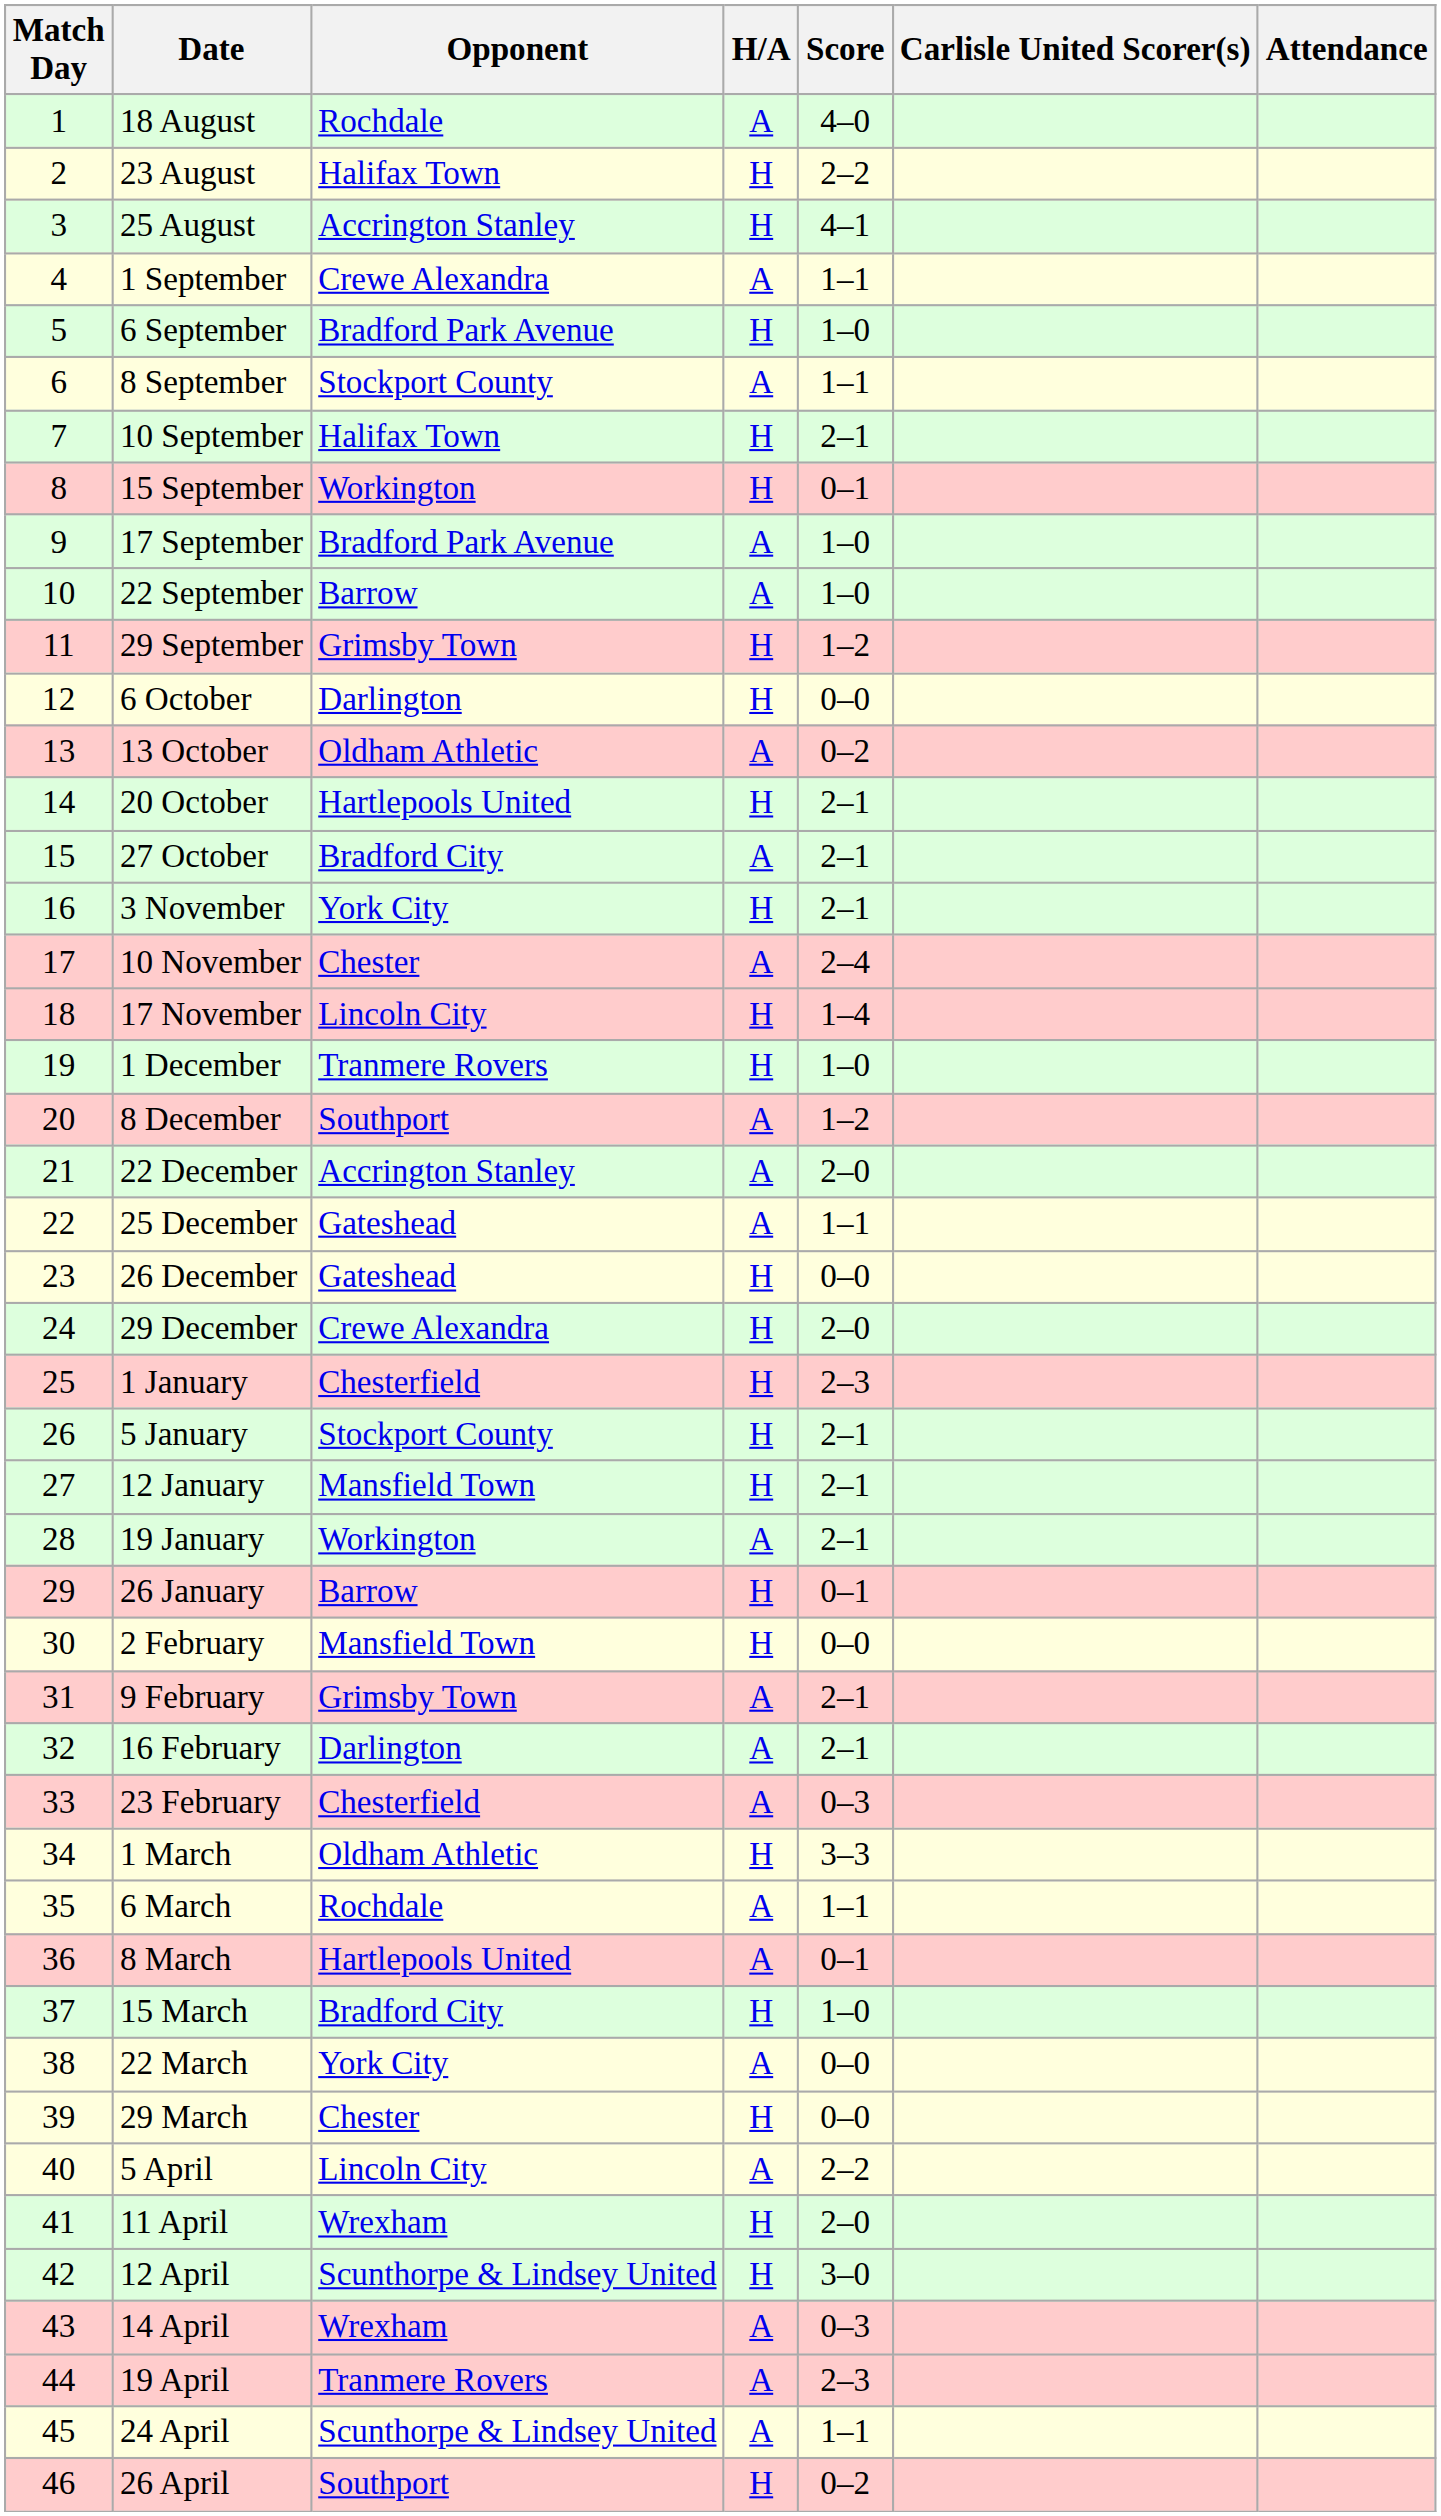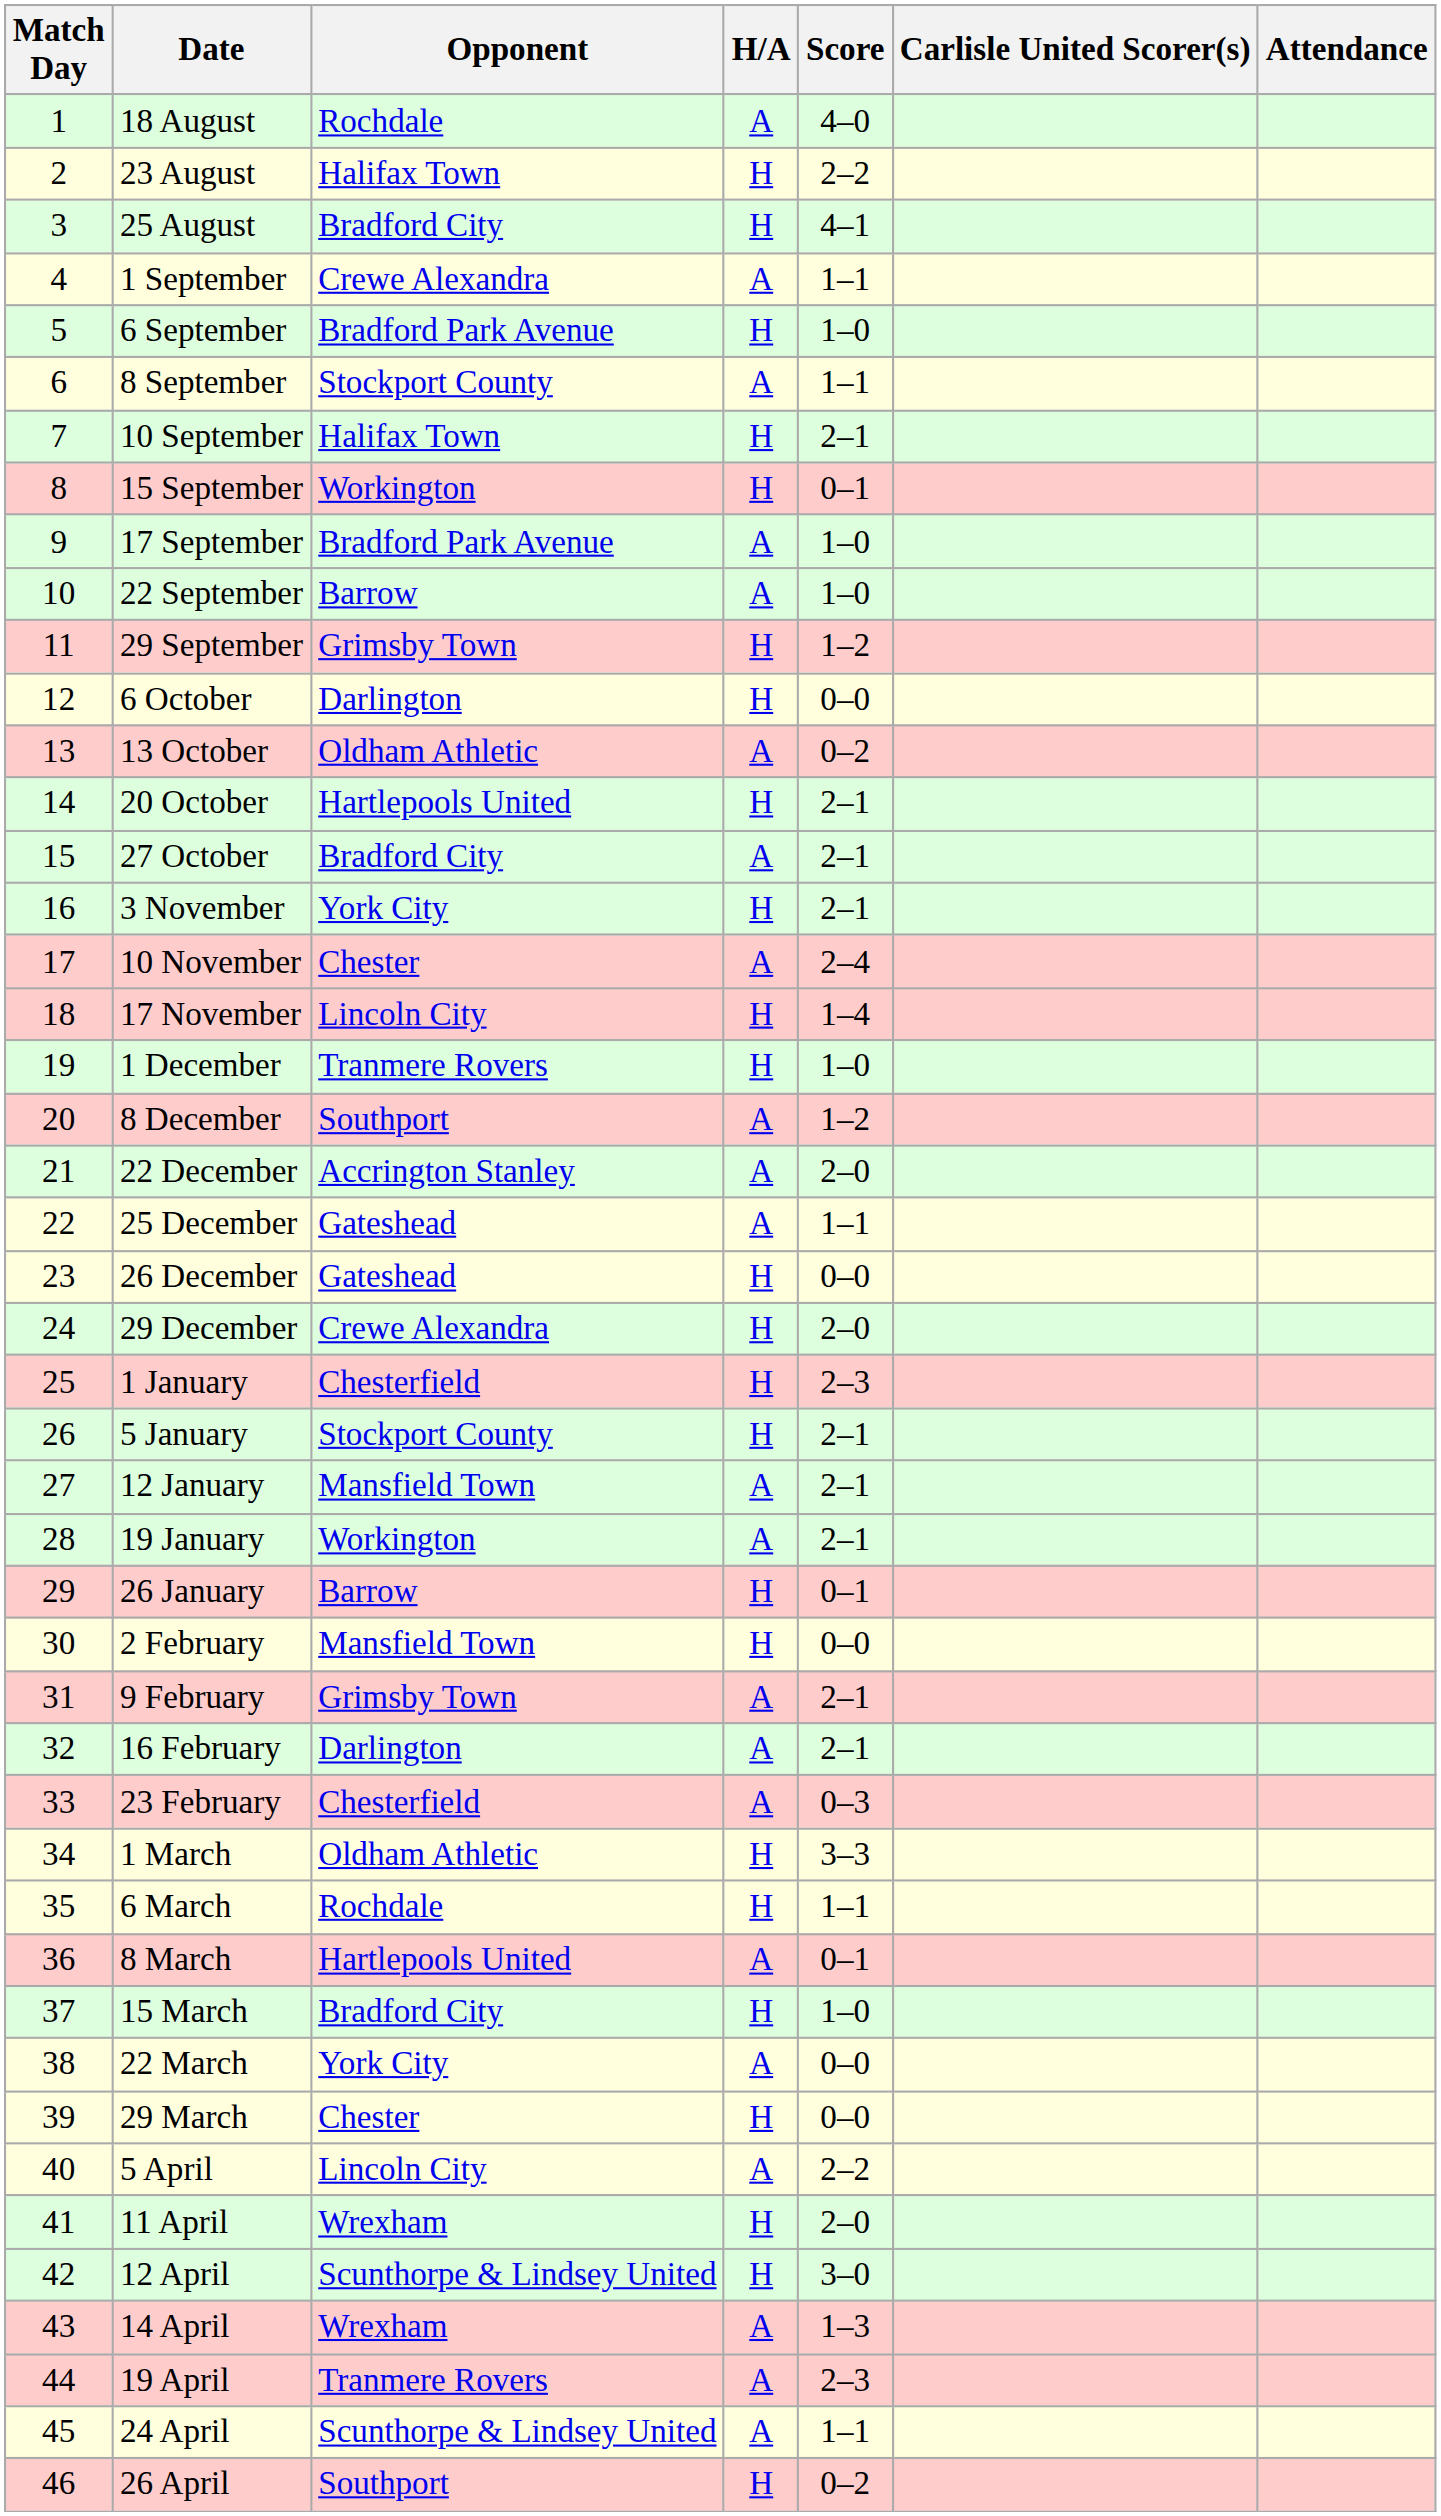(447, 225) Accrington Stanley -> (411, 225) Bradford City
(761, 1486) H -> (761, 1486) A
(761, 1906) A -> (761, 1906) H
(845, 2326) 0–3 -> (845, 2326) 1–3
